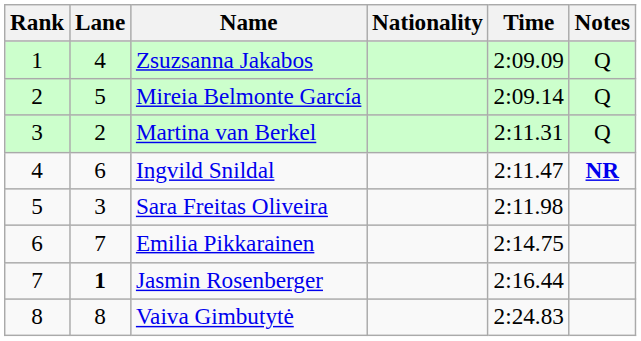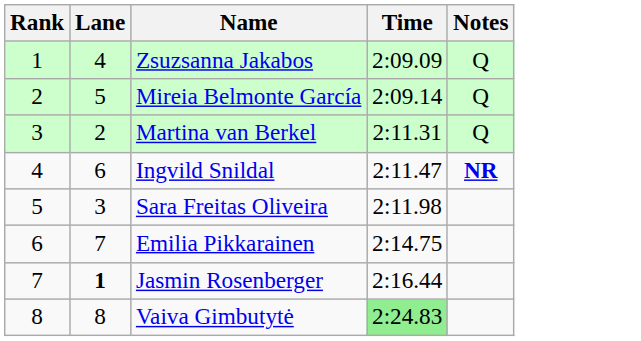- column: (428, 22)
(529, 317) no background -> (407, 317) lightgreen background
